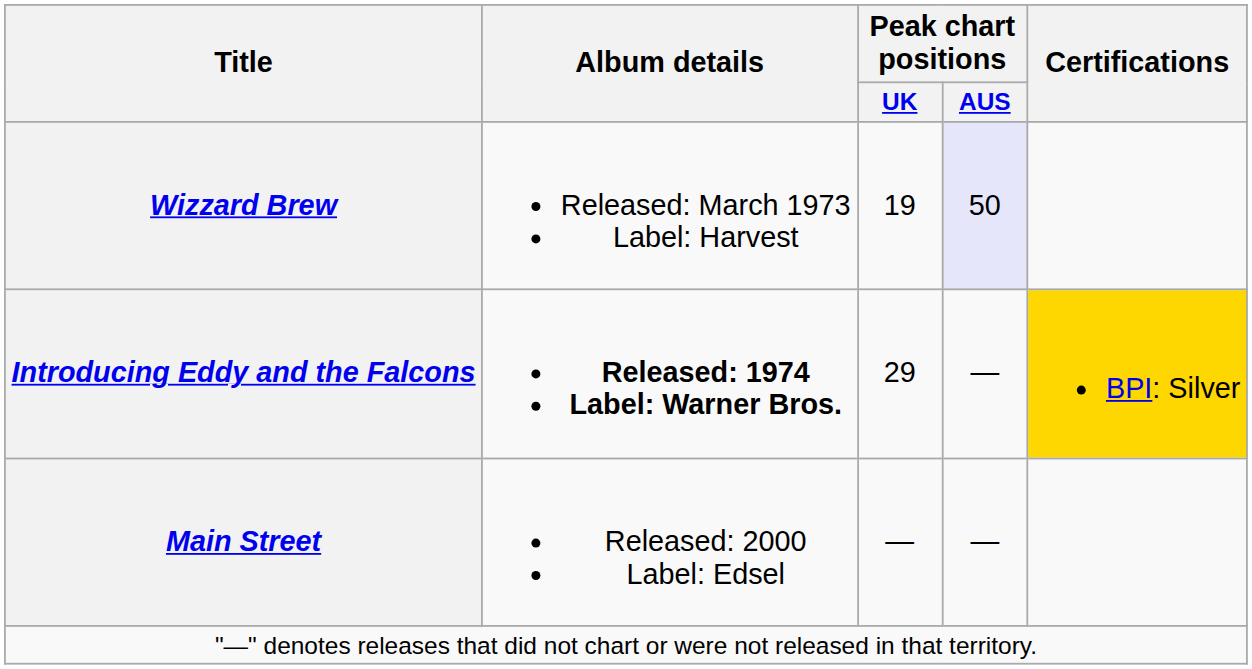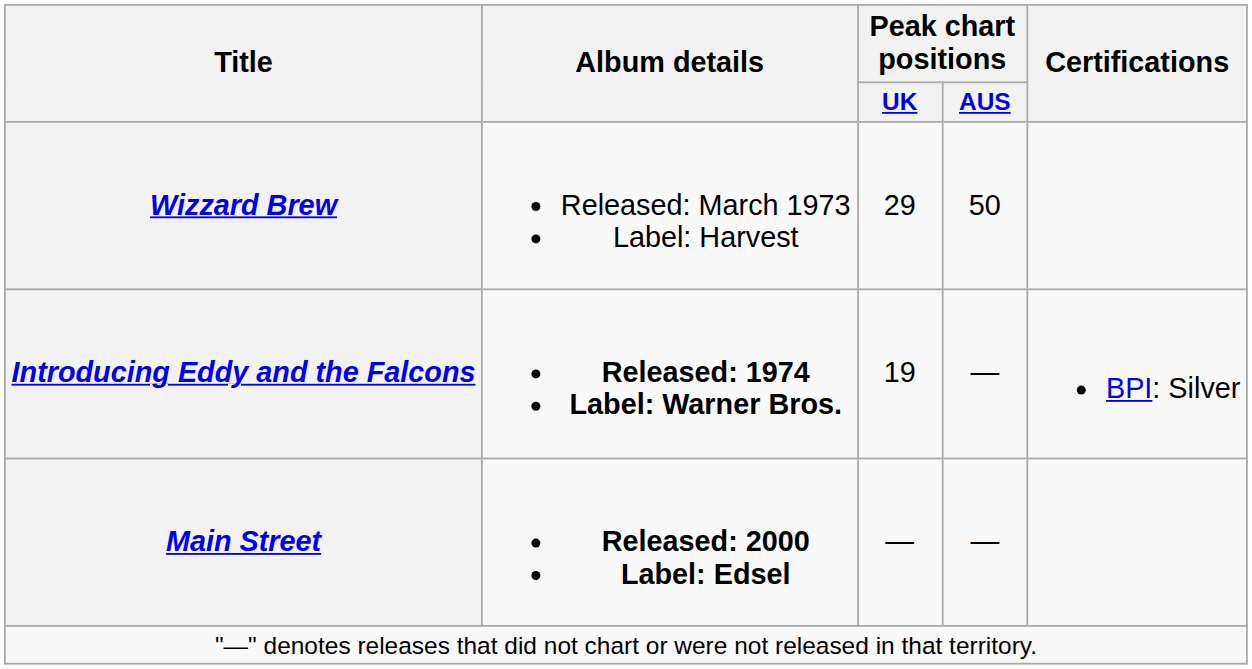(900, 205) 19 -> (900, 205) 29
(985, 205) lavender background -> (985, 205) no background
(900, 373) 29 -> (900, 373) 19
(1137, 390) gold background -> (1137, 390) no background
(670, 558) normal -> (670, 558) bold
